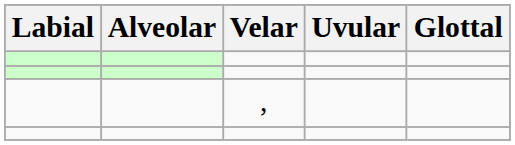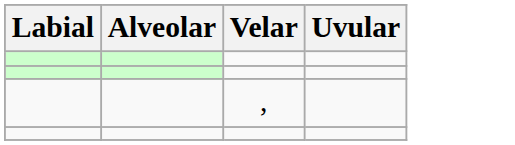- column: (458, 27)
